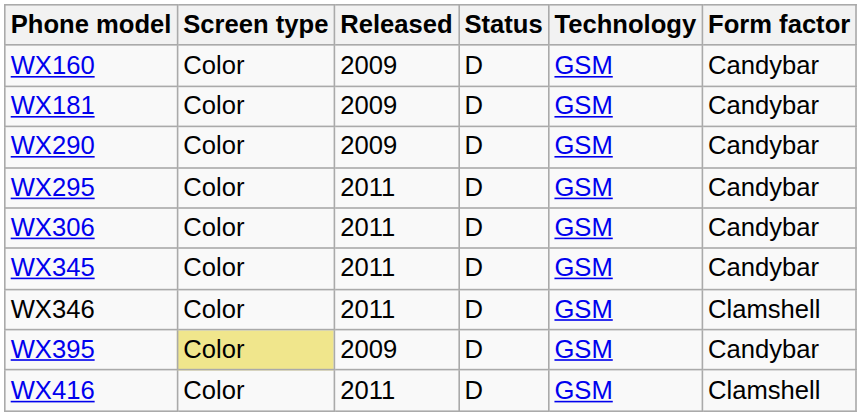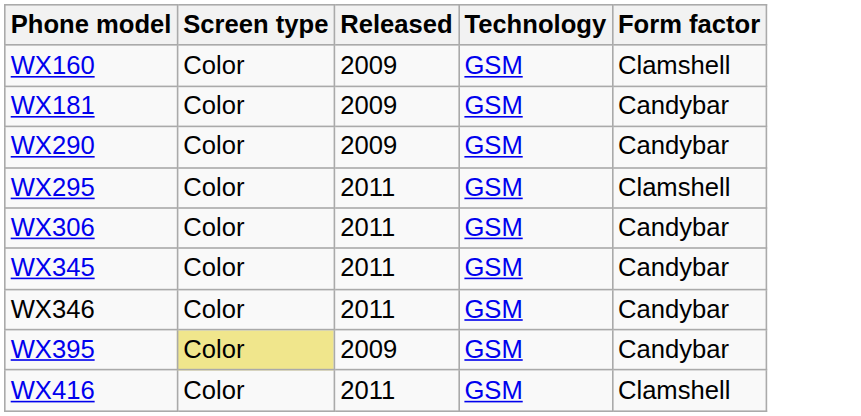- column: (504, 24)
(764, 65) Candybar -> (674, 65) Clamshell
(764, 187) Candybar -> (674, 187) Clamshell
(764, 308) Clamshell -> (673, 308) Candybar
